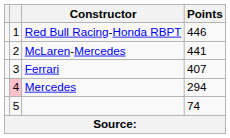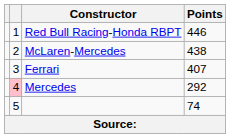(197, 50) 441 -> (197, 50) 438
(197, 87) 294 -> (197, 87) 292
